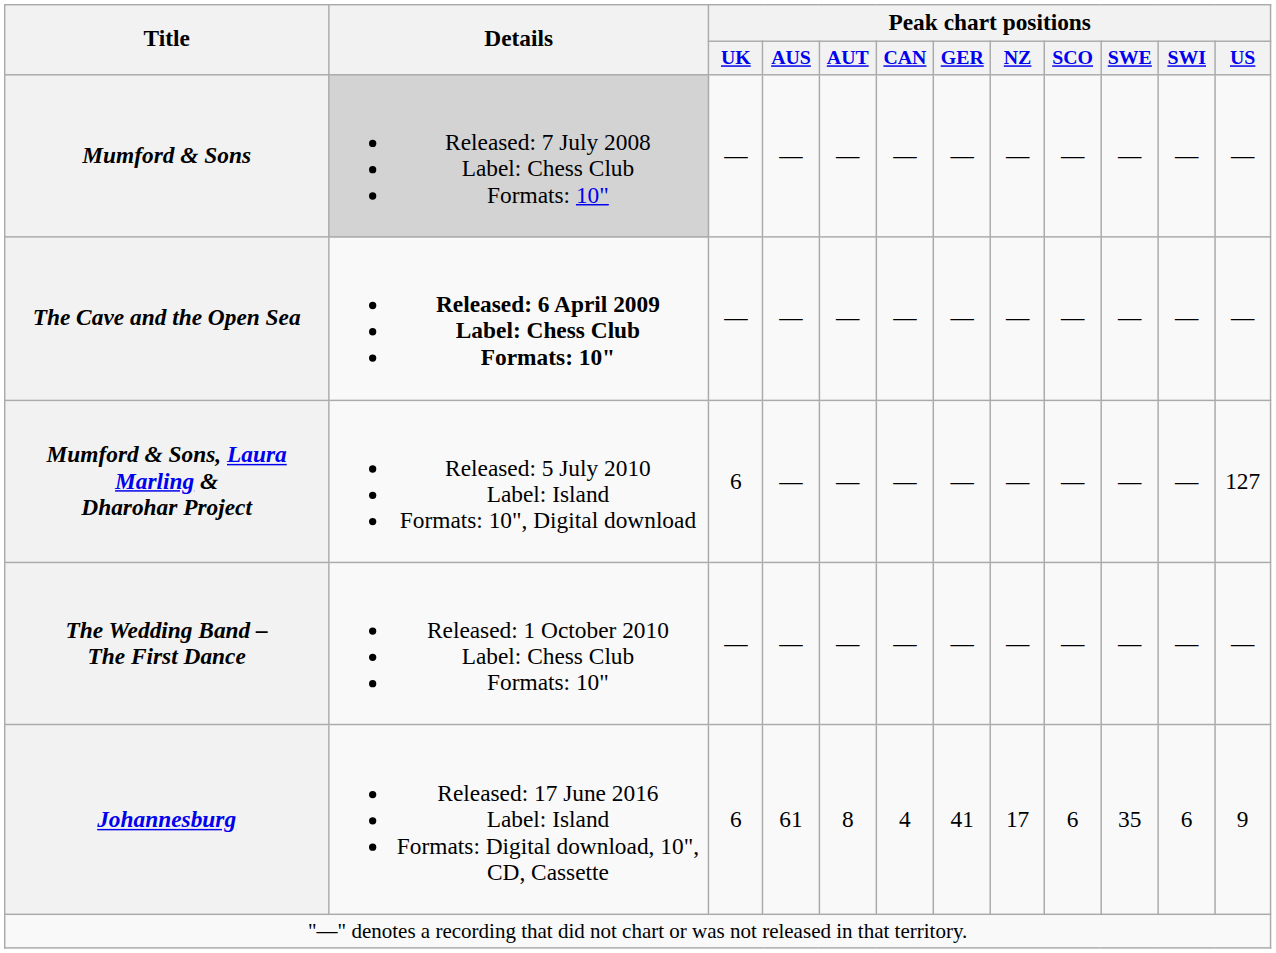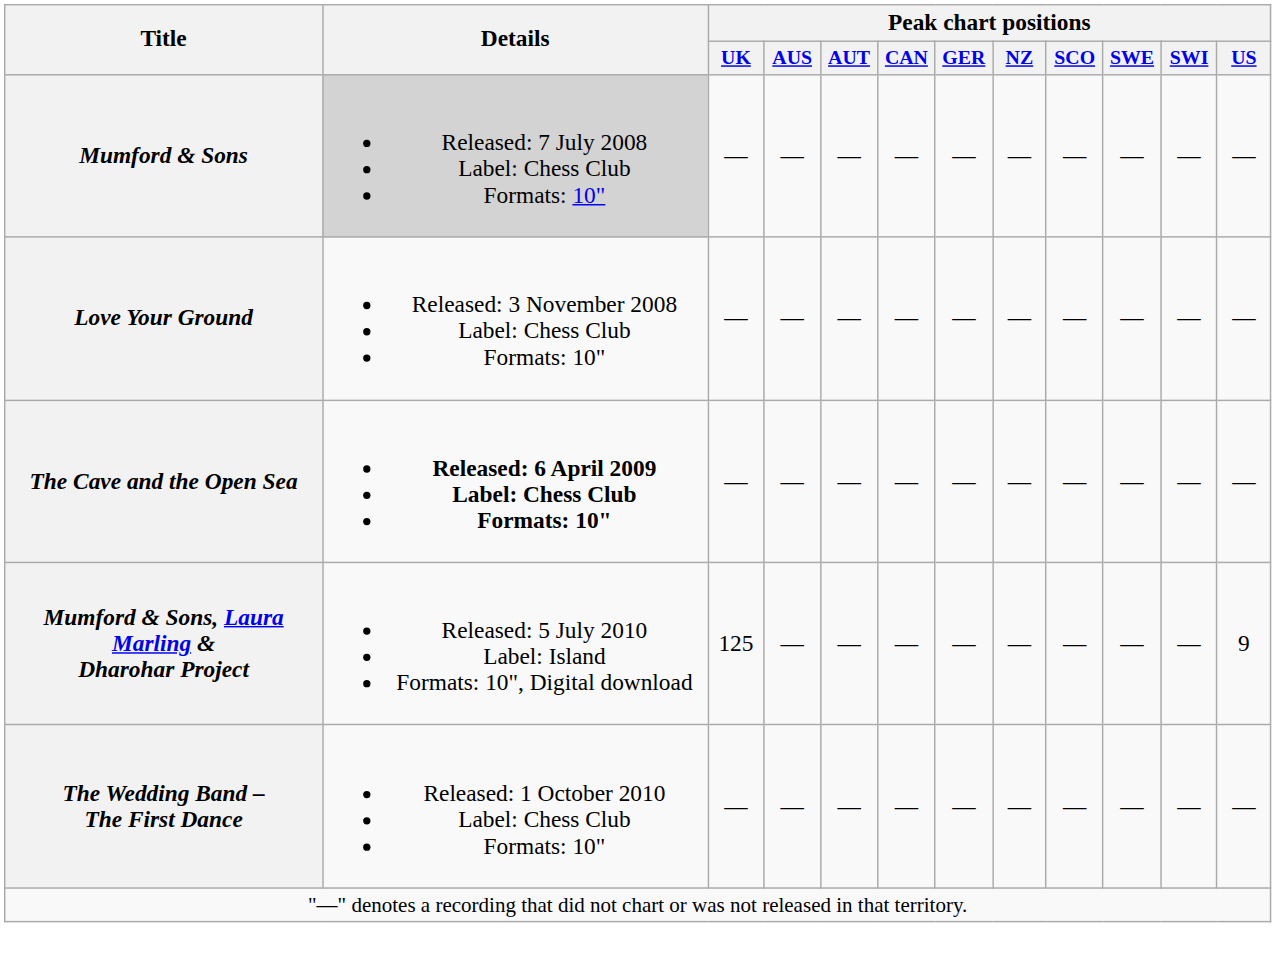+ row: (164, 318)
(736, 480) 6 -> (736, 643) 125
(1243, 480) 127 -> (1244, 643) 9
- row: (167, 819)
